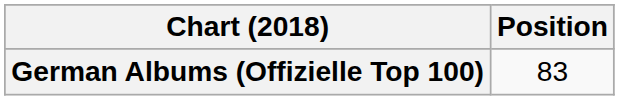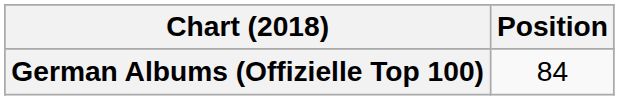(552, 71) 83 -> (552, 71) 84
